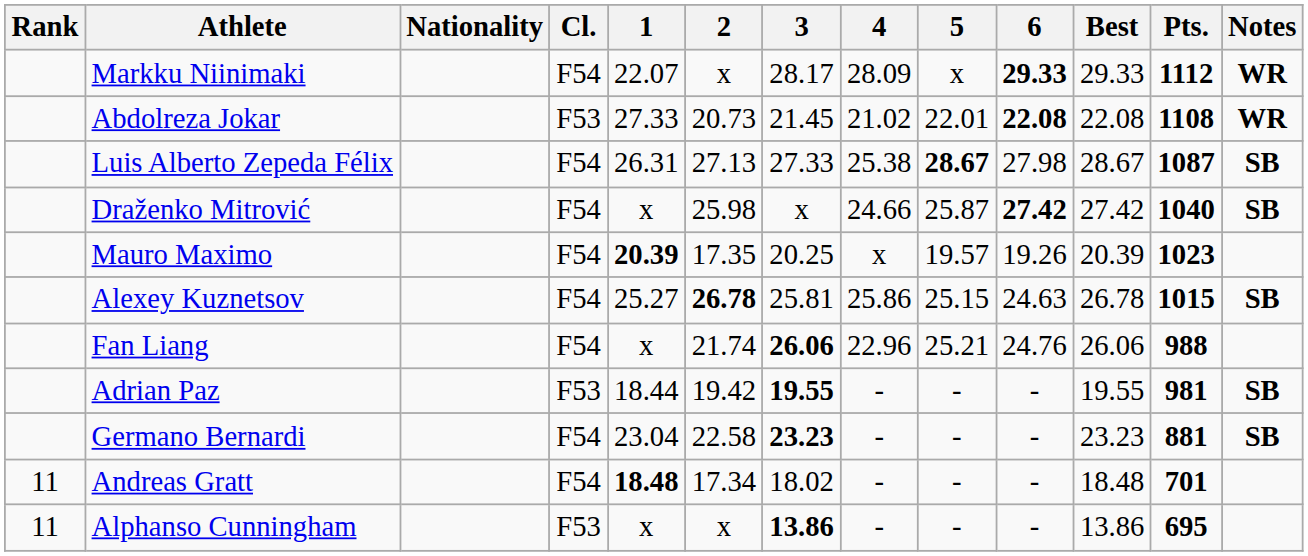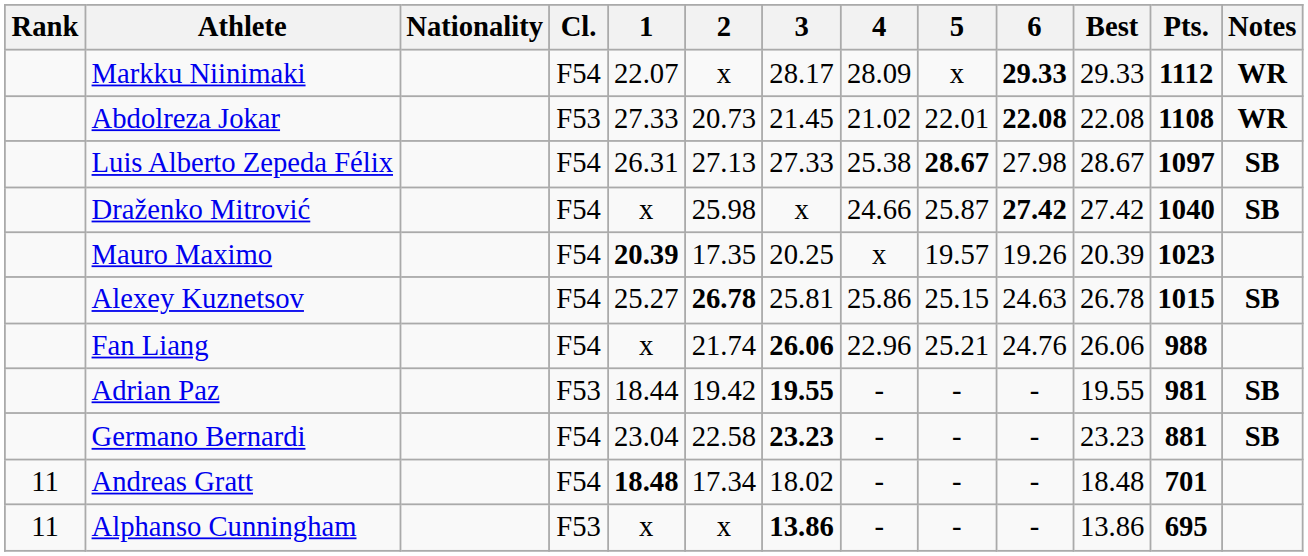(1186, 163) 1087 -> (1186, 163) 1097
